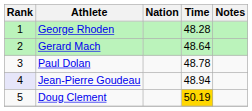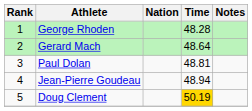(197, 64) 48.78 -> (197, 64) 48.81
(20, 81) lavender background -> (20, 81) no background
